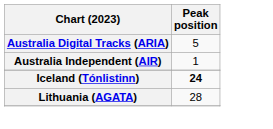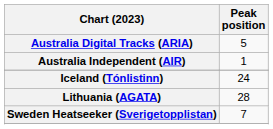(196, 79) bold -> (244, 79) normal
+ row: (112, 114)
